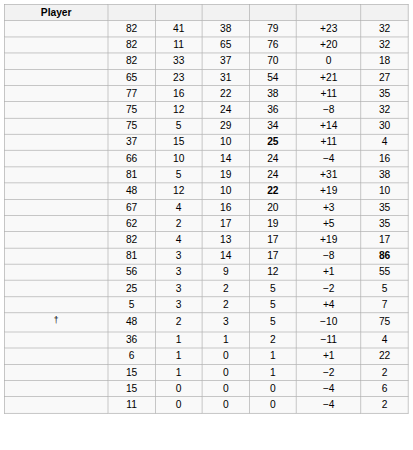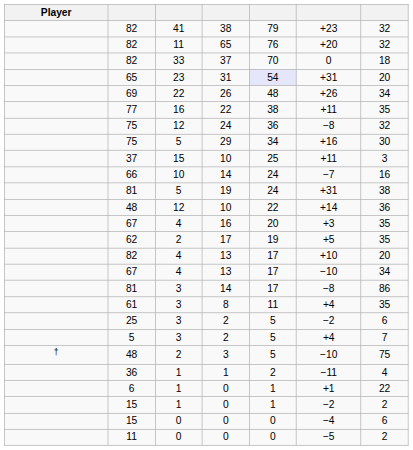(273, 77) no background -> (273, 77) lavender background
(329, 77) +21 -> (329, 77) +31
(385, 77) 27 -> (385, 77) 20
+ row: (132, 93)
(329, 126) +14 -> (329, 142) +16
(273, 142) bold -> (273, 158) normal
(385, 142) 4 -> (385, 158) 3
(329, 158) −4 -> (329, 175) −7
(273, 191) bold -> (273, 207) normal
(329, 191) +19 -> (329, 207) +14
(385, 191) 10 -> (385, 207) 36
(329, 239) +19 -> (329, 256) +10
(385, 239) 17 -> (385, 256) 20
+ row: (132, 272)
(385, 256) bold -> (385, 288) normal
- row: (132, 272)
+ row: (132, 304)
(385, 288) 5 -> (385, 321) 6
(329, 405) −4 -> (329, 437) −5
